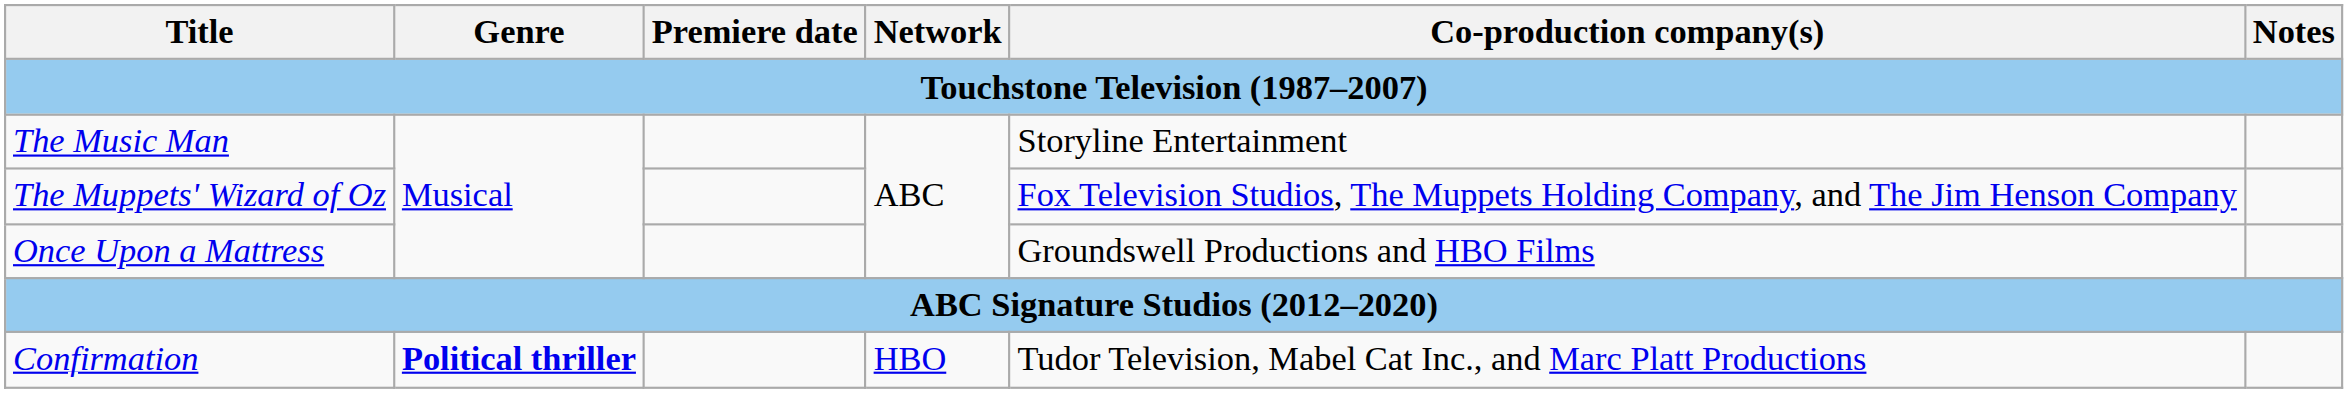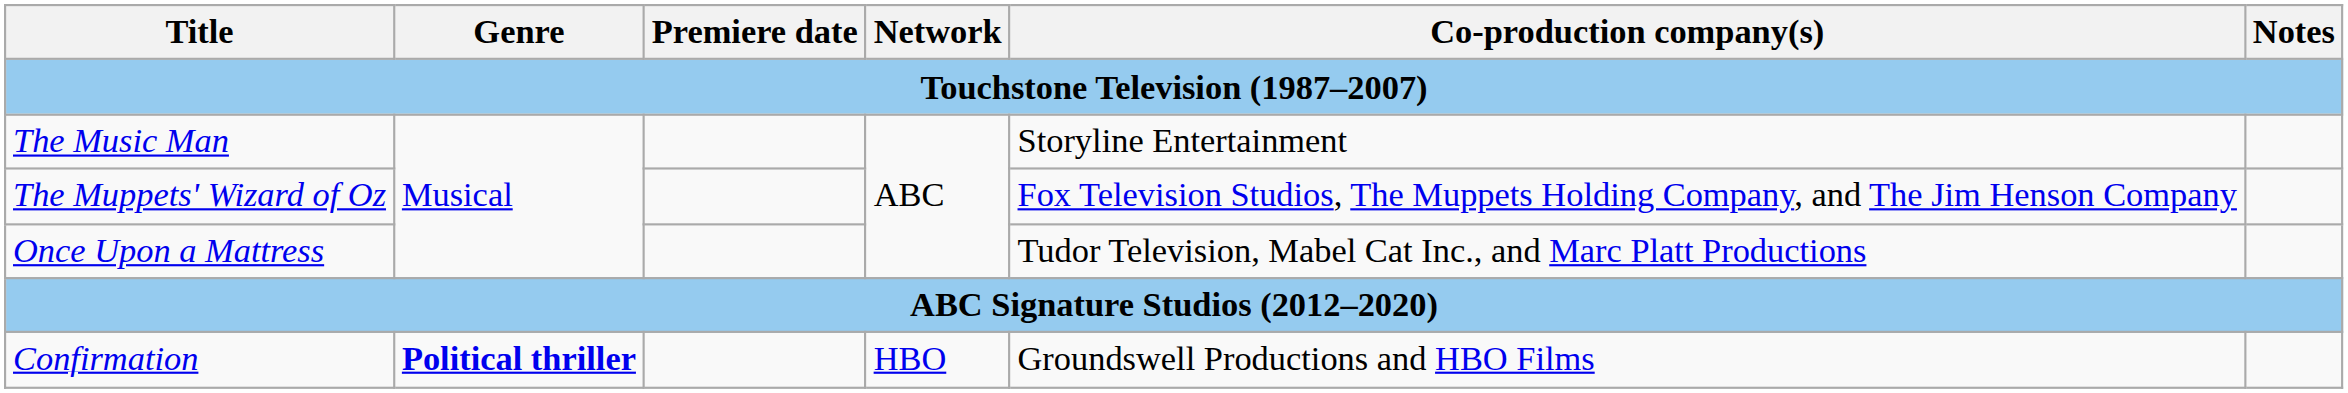(1306, 250) Groundswell Productions and HBO Films -> (1442, 250) Tudor Television, Mabel Cat Inc., and Marc Platt Productions
(1442, 359) Tudor Television, Mabel Cat Inc., and Marc Platt Productions -> (1306, 359) Groundswell Productions and HBO Films
